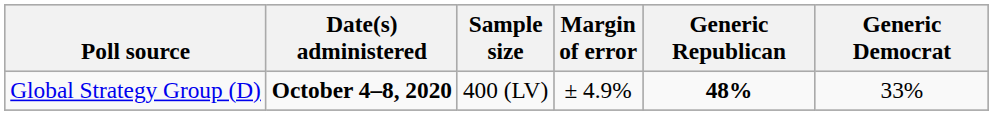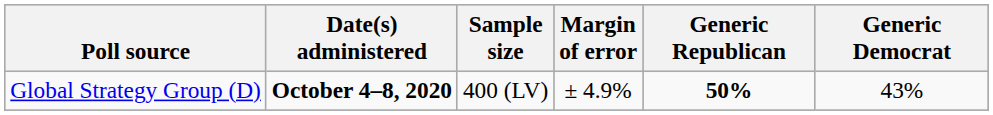(729, 90) 48% -> (729, 90) 50%
(902, 90) 33% -> (902, 90) 43%
